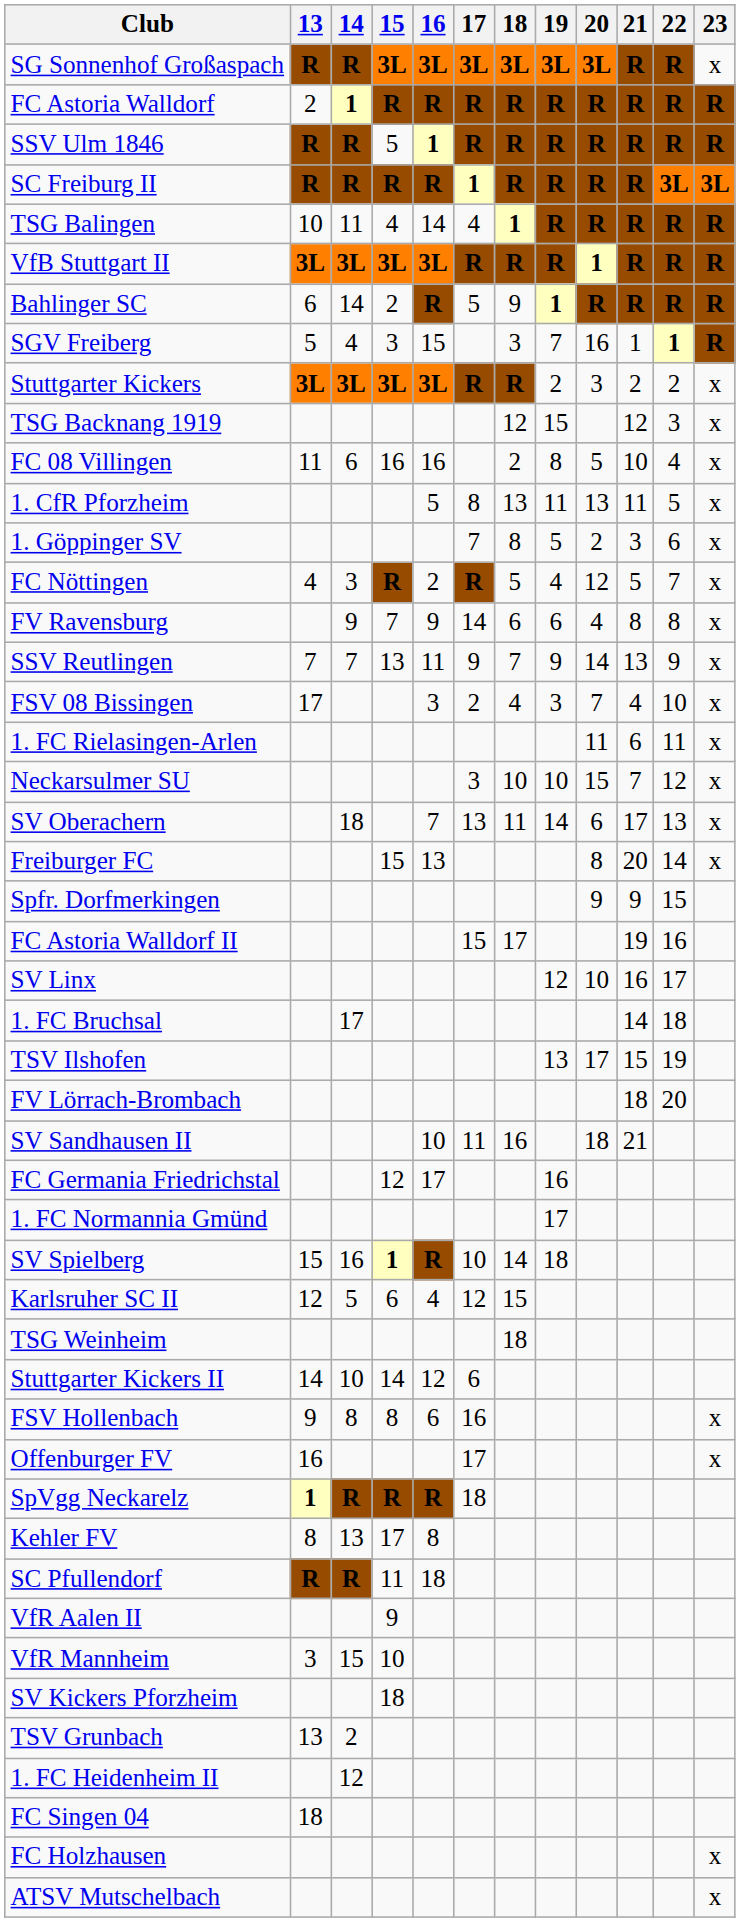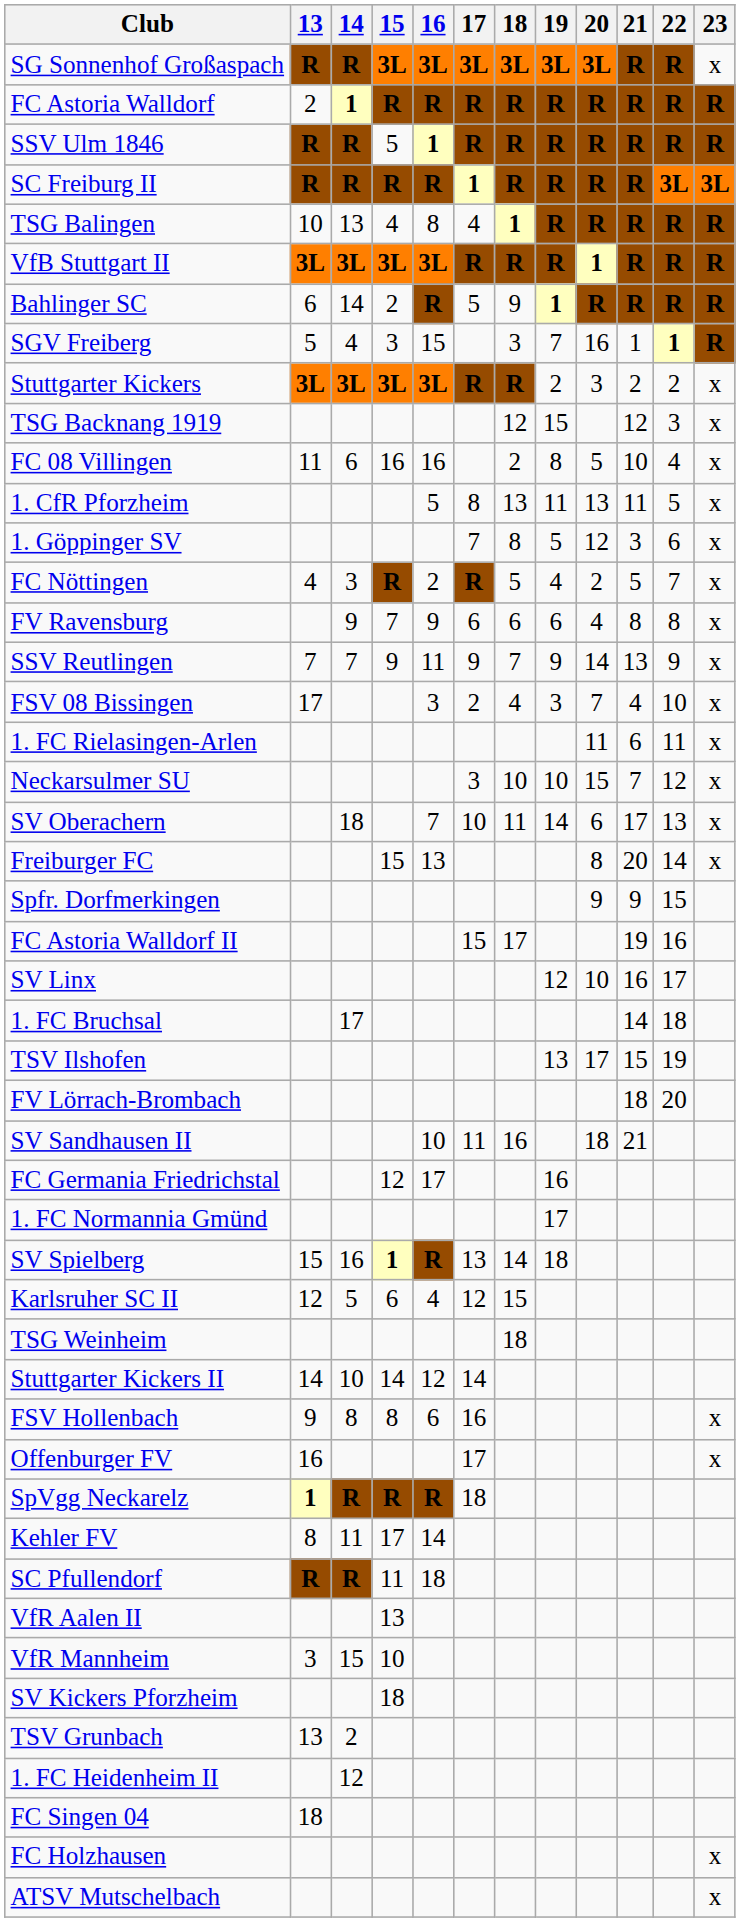(351, 223) 11 -> (351, 223) 13
(433, 223) 14 -> (433, 223) 8
(597, 542) 2 -> (597, 542) 12
(597, 582) 12 -> (597, 582) 2
(474, 622) 14 -> (474, 622) 6
(392, 661) 13 -> (392, 661) 9
(474, 821) 13 -> (474, 821) 10
(474, 1259) 10 -> (474, 1259) 13
(474, 1378) 6 -> (474, 1378) 14
(351, 1538) 13 -> (351, 1538) 11
(433, 1538) 8 -> (433, 1538) 14
(392, 1617) 9 -> (392, 1617) 13
